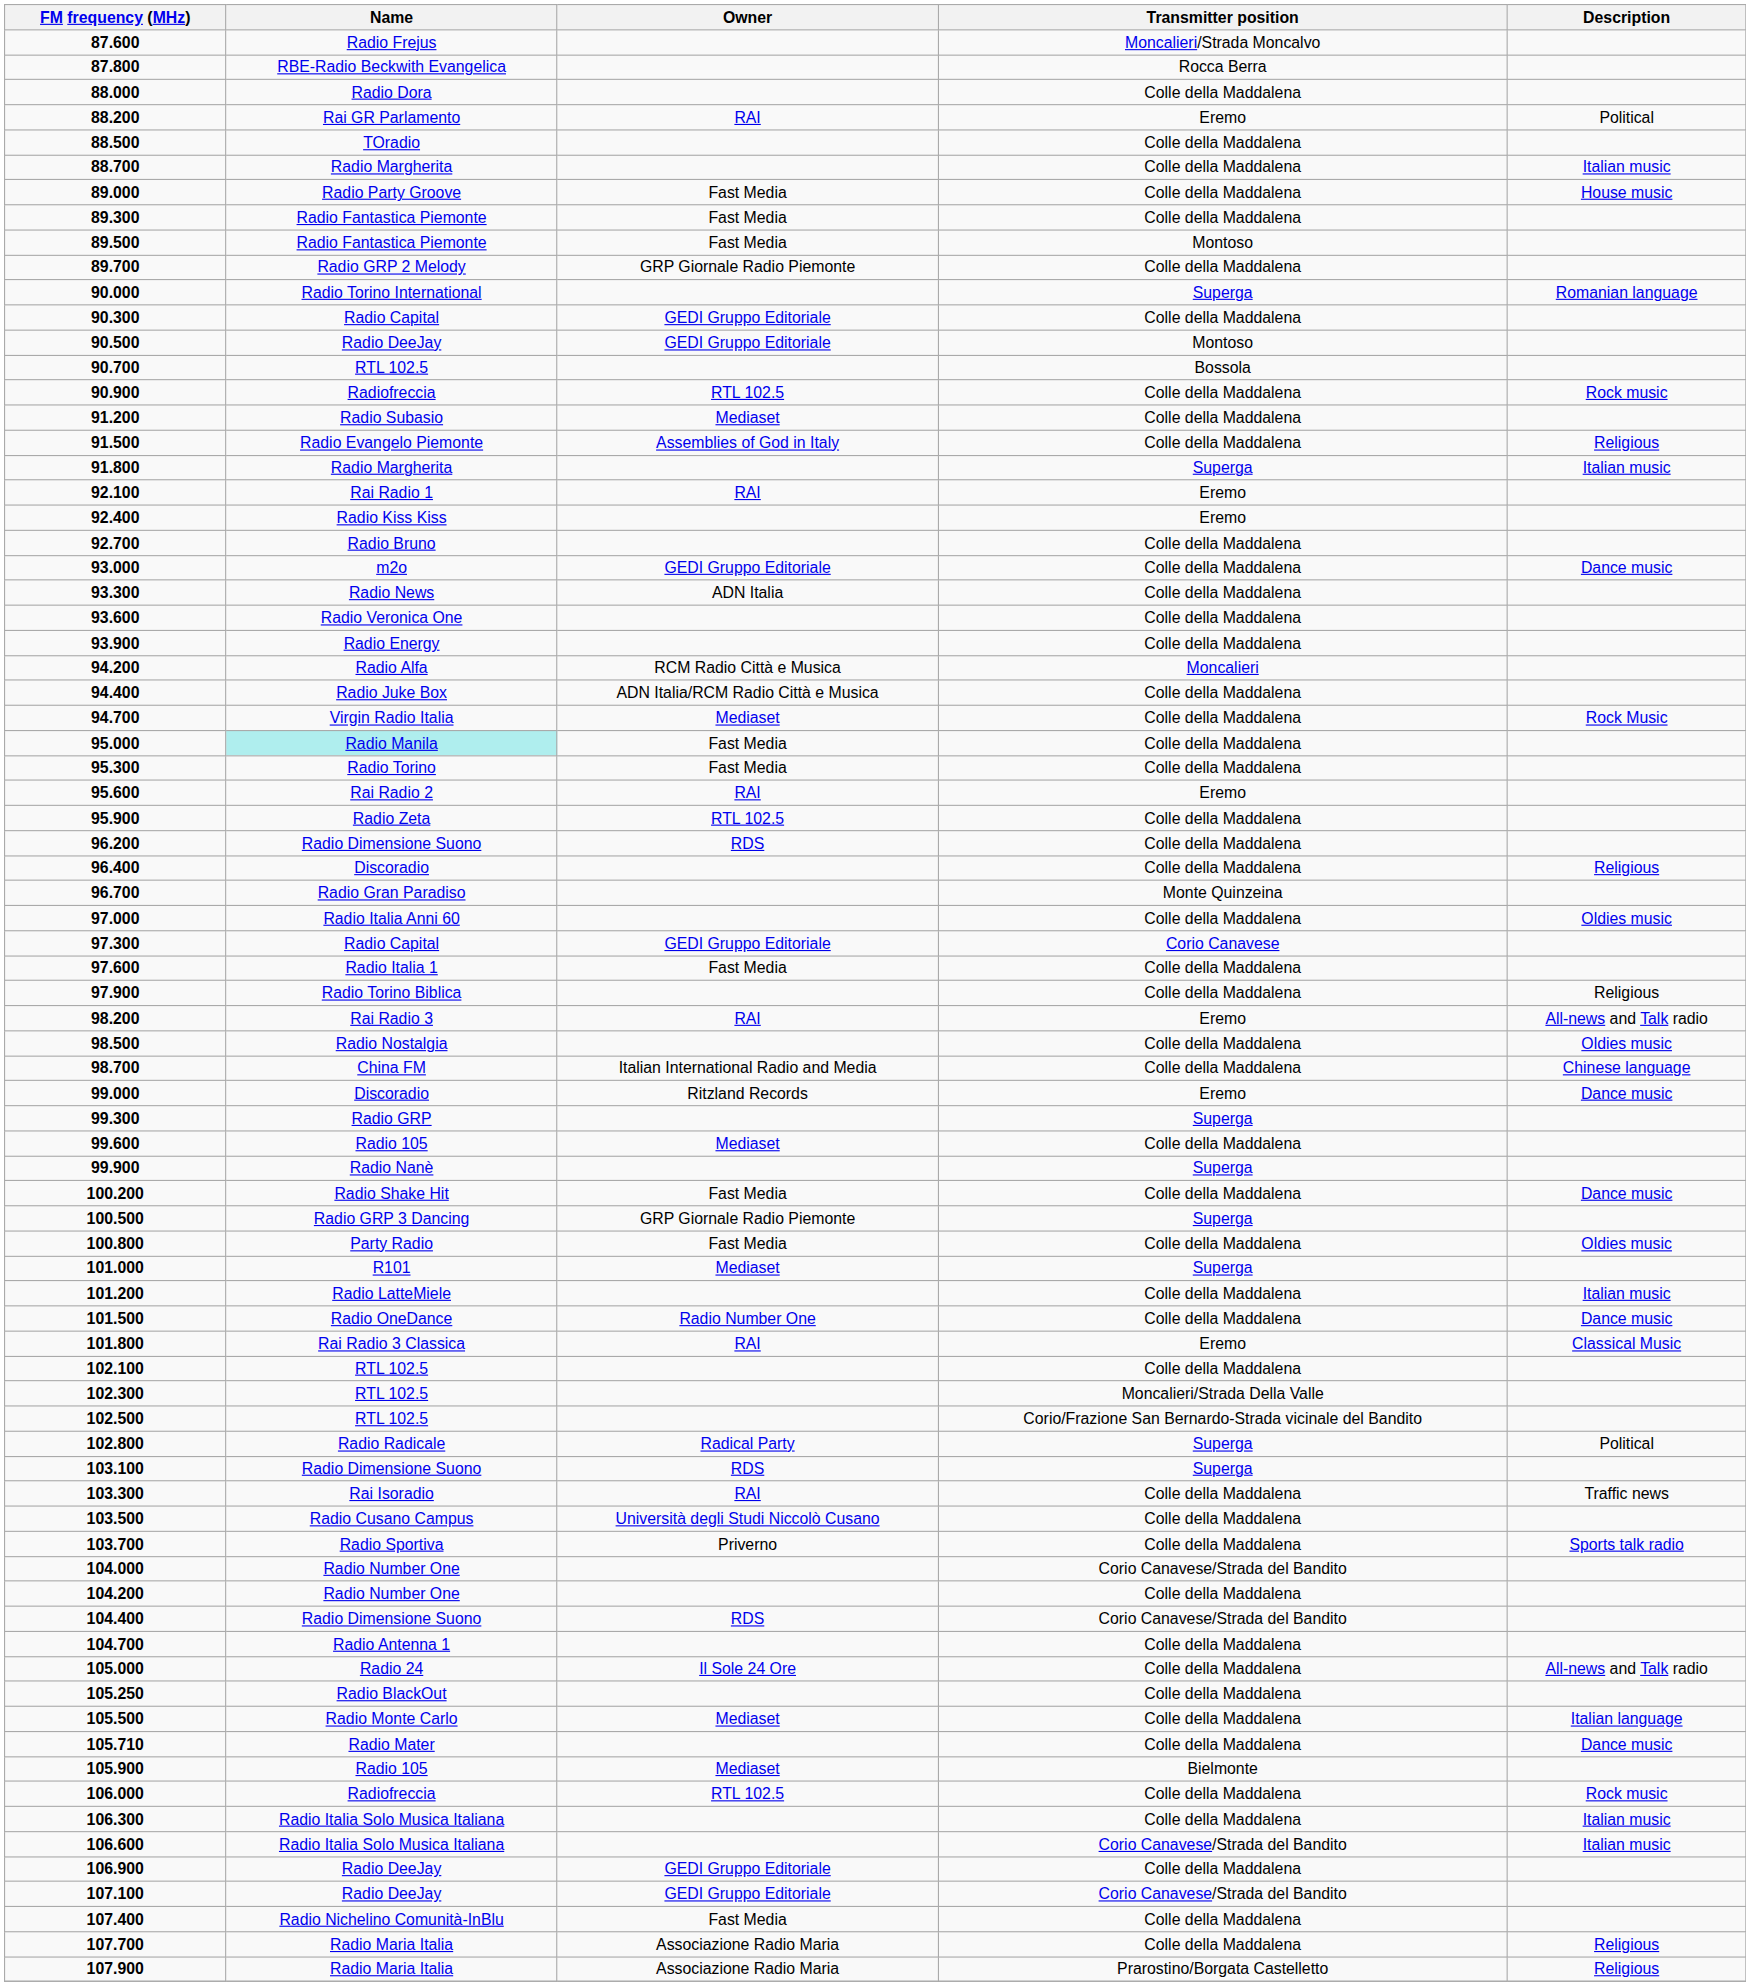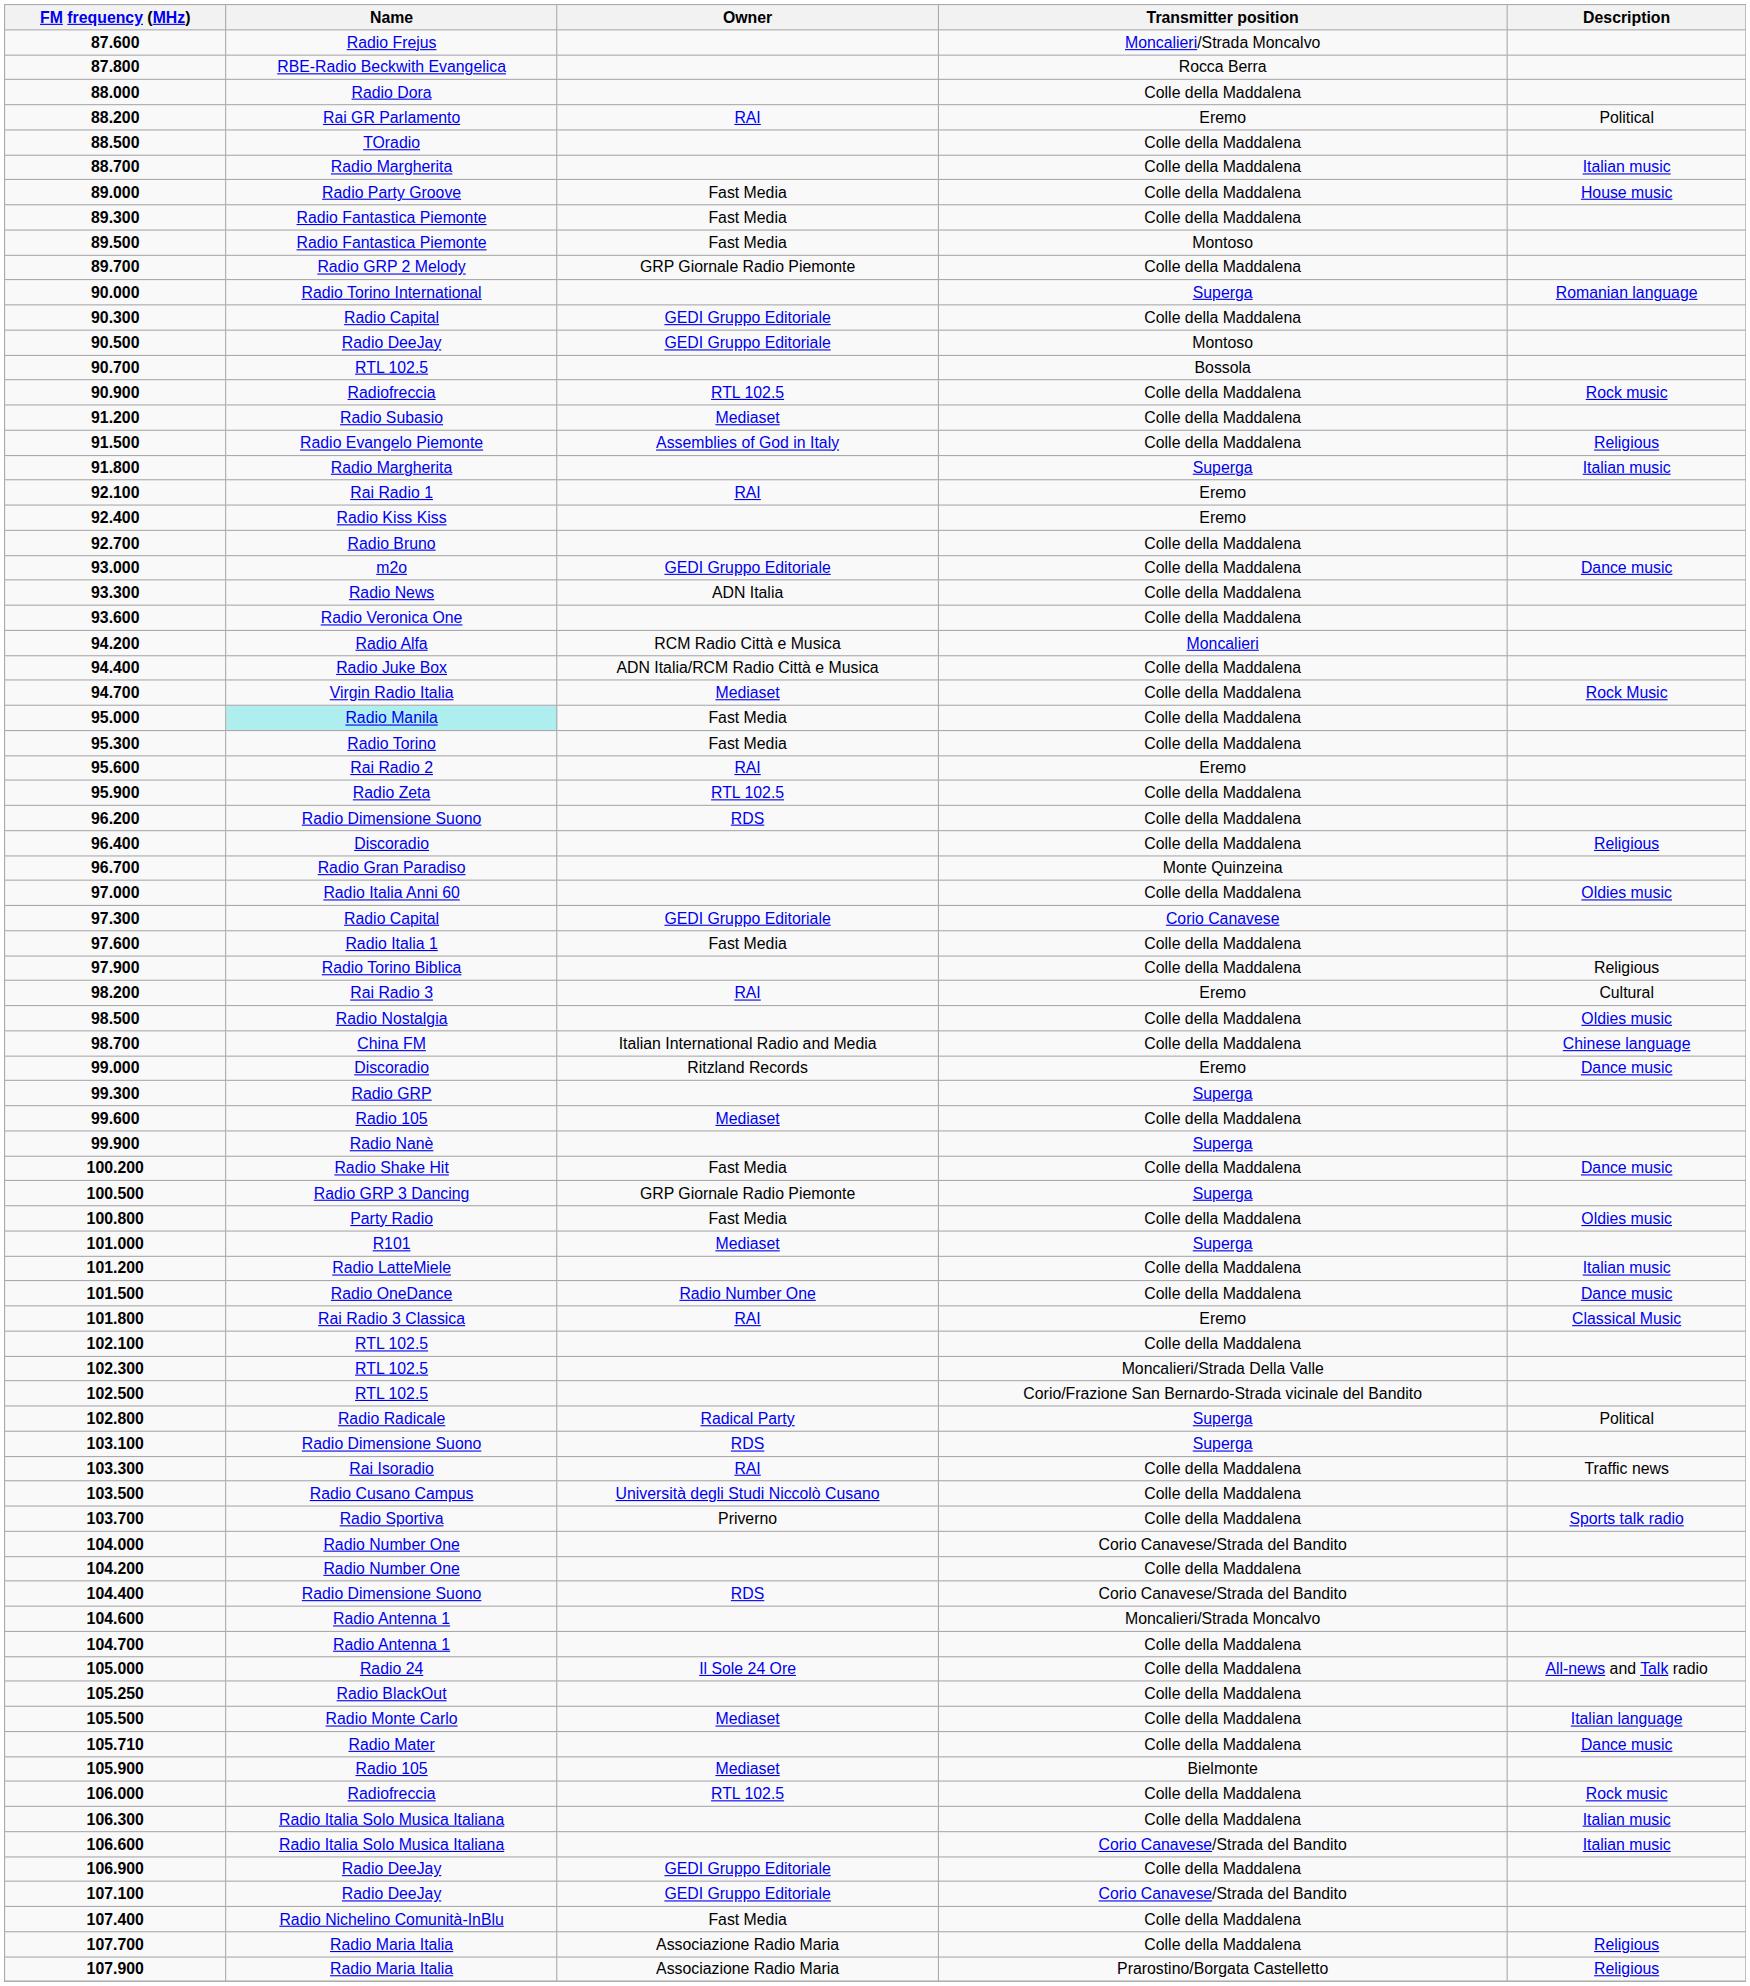- row: (115, 643)
(1627, 1018) All-news and Talk radio -> (1627, 993) Cultural
+ row: (115, 1619)
